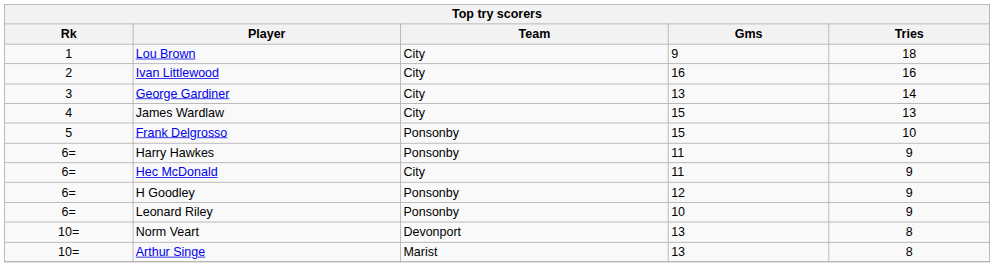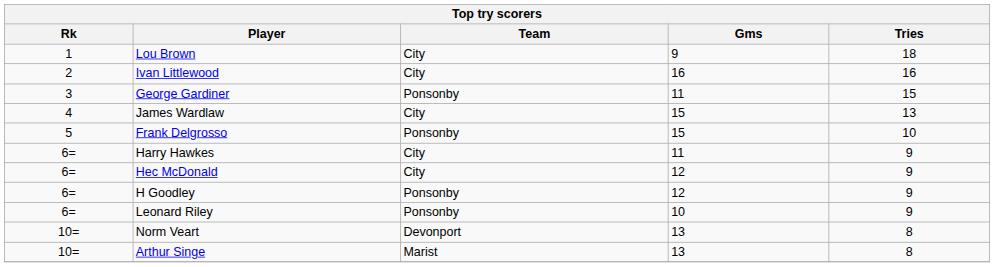(414, 93) City -> (431, 93) Ponsonby
(678, 93) 13 -> (678, 93) 11
(909, 93) 14 -> (909, 93) 15
(431, 152) Ponsonby -> (414, 152) City
(678, 172) 11 -> (678, 172) 12
